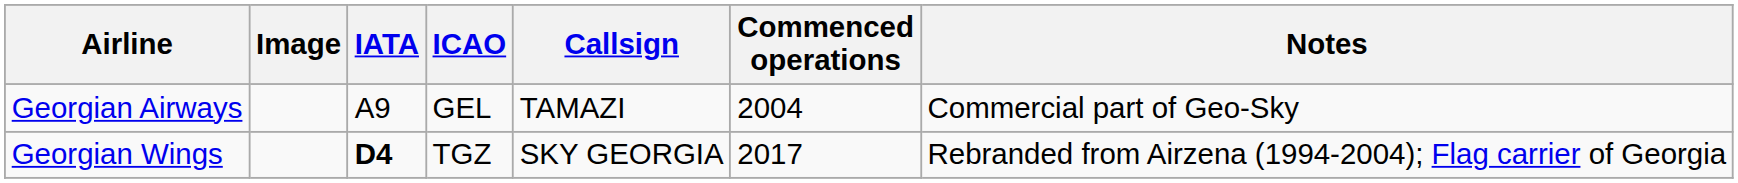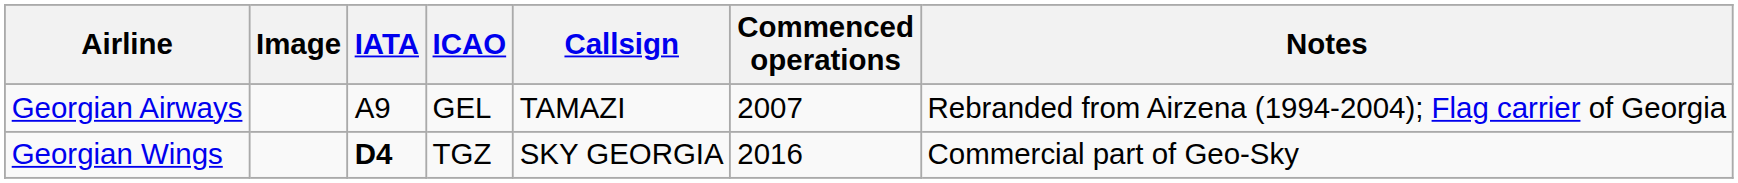(770, 107) 2004 -> (770, 107) 2007
(1113, 107) Commercial part of Geo-Sky -> (1327, 107) Rebranded from Airzena (1994-2004); Flag carrier of Georgia
(770, 154) 2017 -> (770, 154) 2016
(1327, 154) Rebranded from Airzena (1994-2004); Flag carrier of Georgia -> (1113, 154) Commercial part of Geo-Sky
